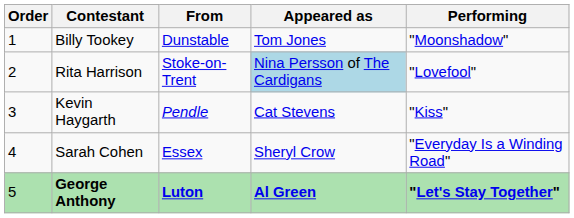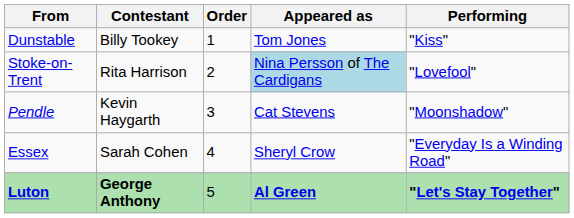columns swapped: (28, 16) <-> (205, 16)
(459, 39) "Moonshadow" -> (429, 39) "Kiss"
(429, 112) "Kiss" -> (459, 112) "Moonshadow"
